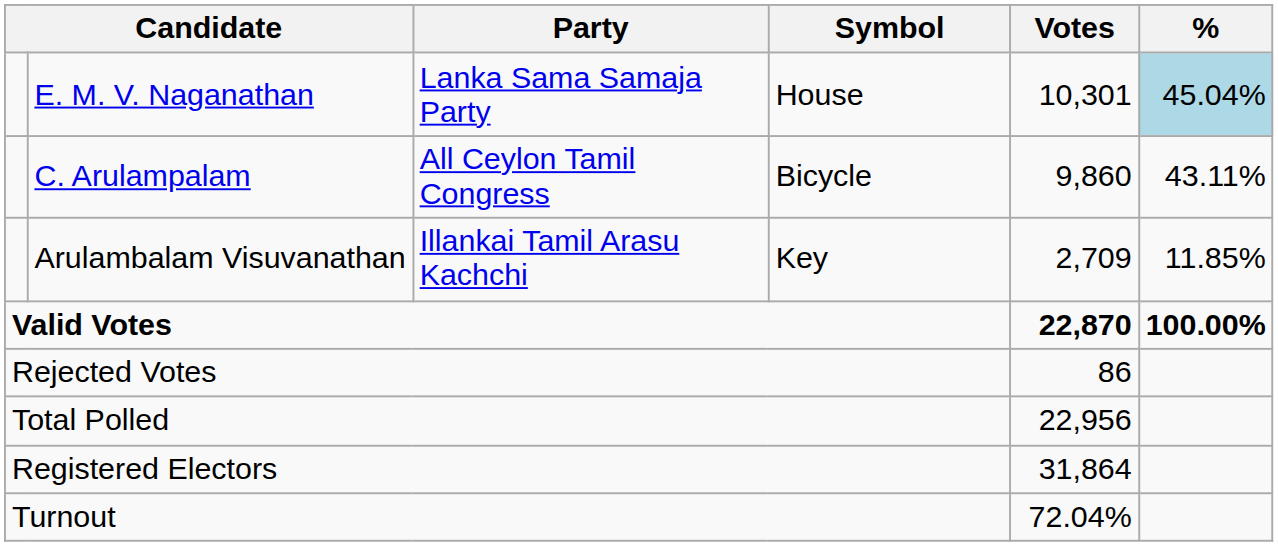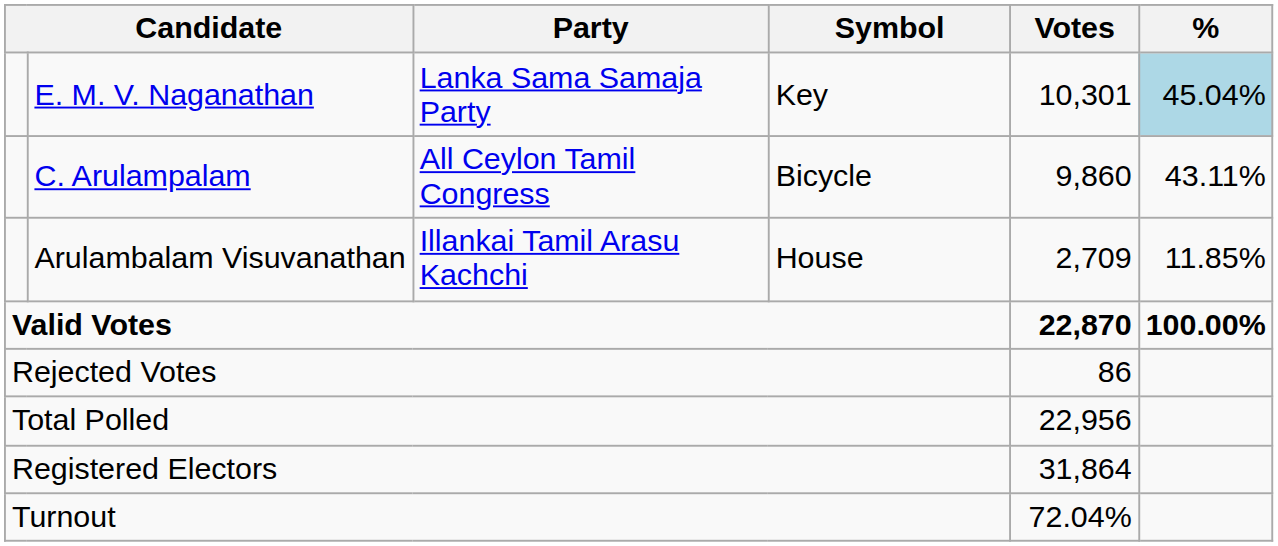(820, 93) House -> (802, 93) Key
(802, 258) Key -> (820, 258) House
